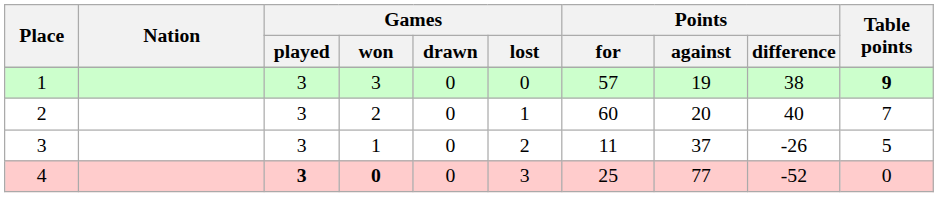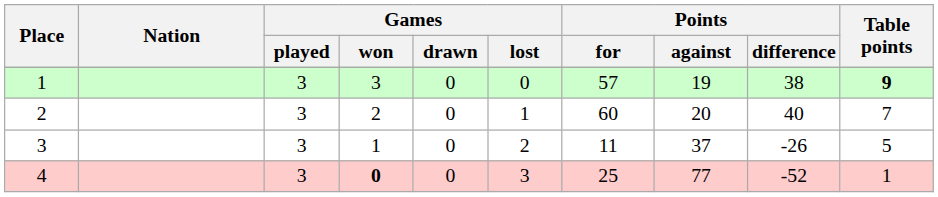(302, 176) bold -> (302, 176) normal
(887, 176) 0 -> (887, 176) 1
